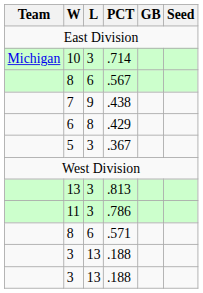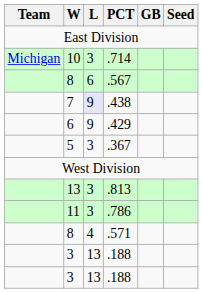(90, 102) no background -> (90, 102) lavender background
(90, 124) 8 -> (90, 124) 9
(90, 233) 6 -> (90, 233) 4
